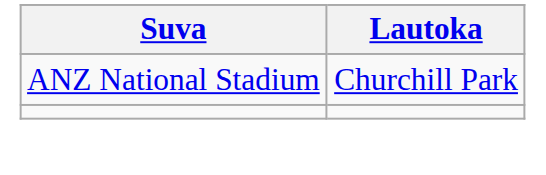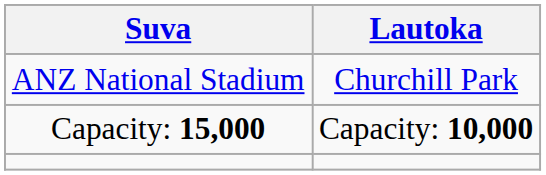+ row: (158, 128)
